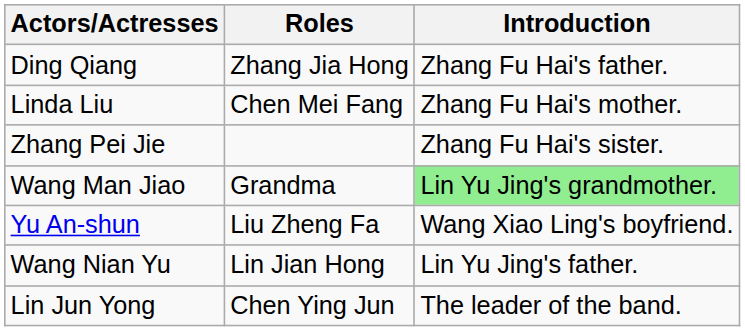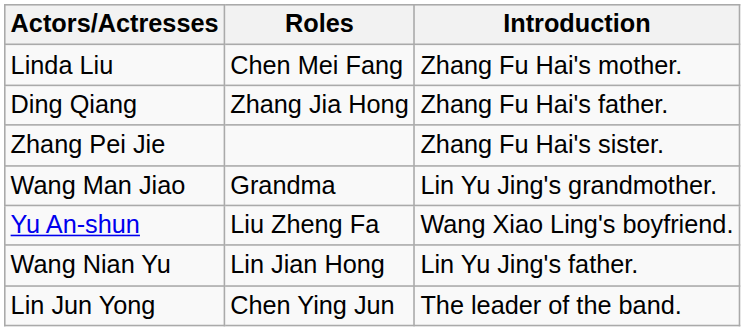rows swapped: (62, 104) <-> (74, 64)
(569, 184) lightgreen background -> (569, 184) no background
